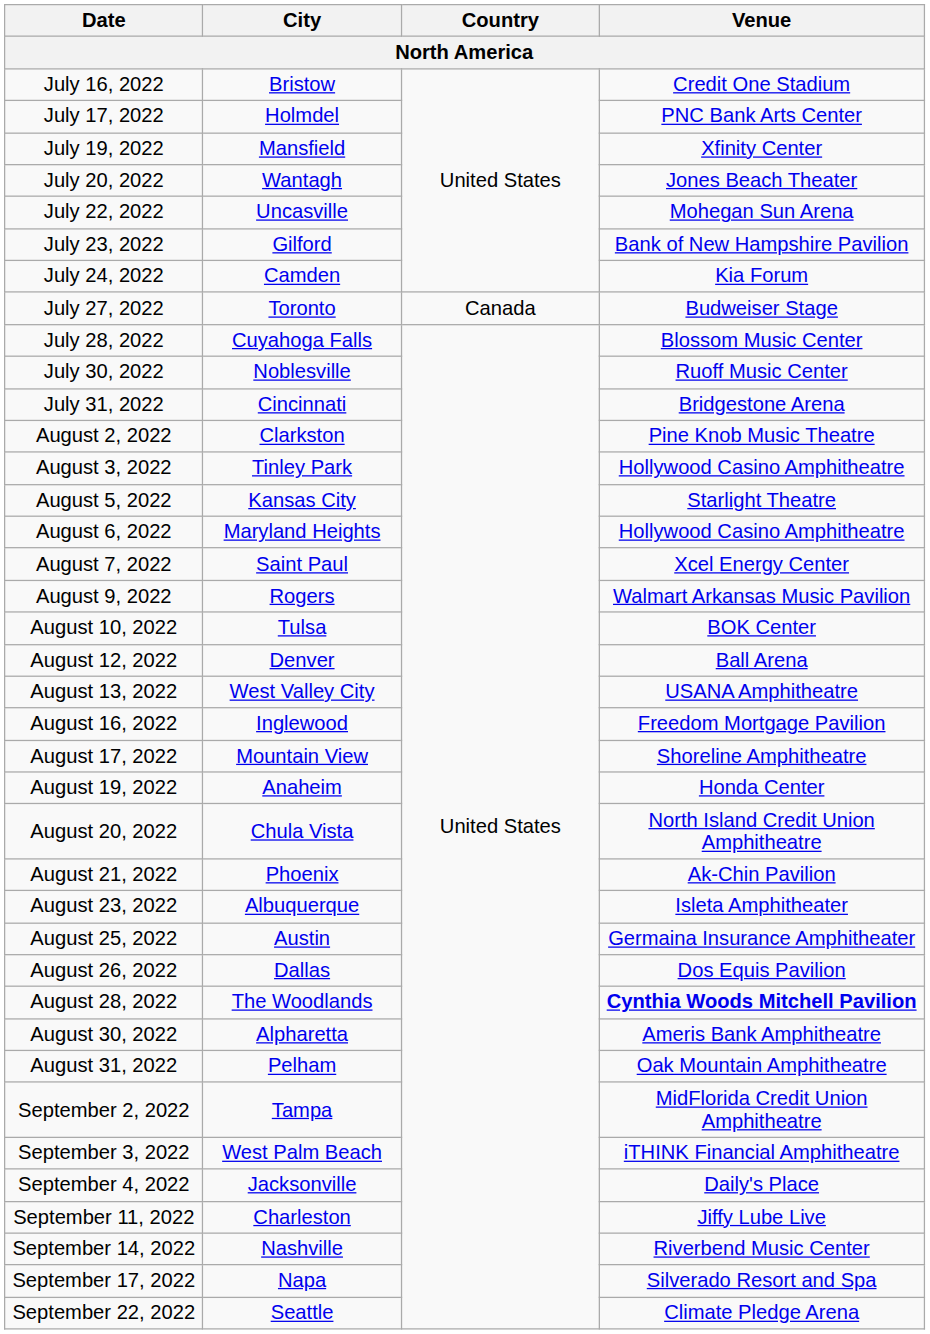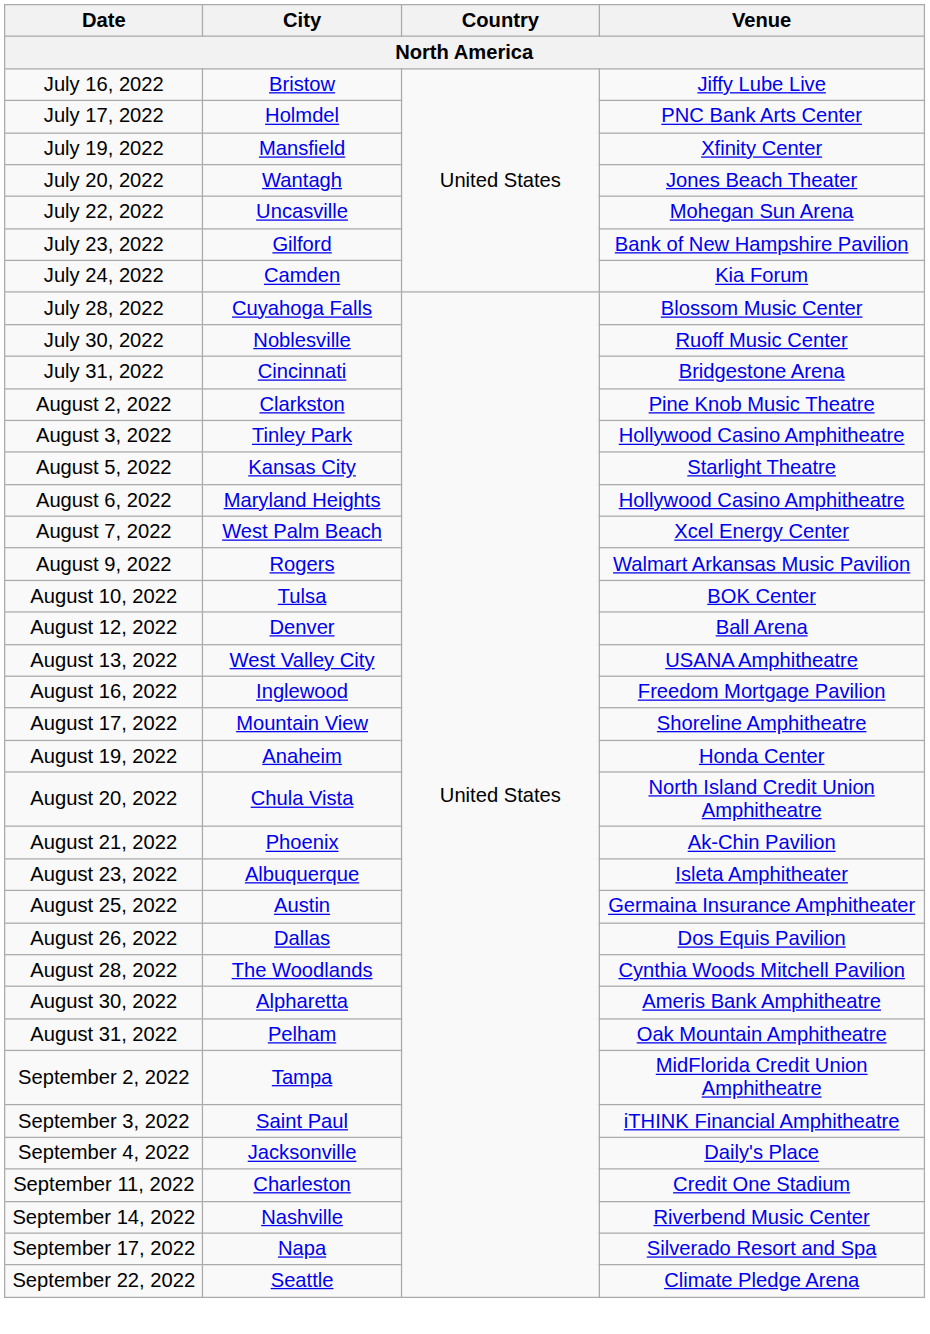(762, 84) Credit One Stadium -> (762, 84) Jiffy Lube Live
- row: (104, 308)
(302, 564) Saint Paul -> (302, 532) West Palm Beach
(762, 1002) bold -> (762, 970) normal
(302, 1152) West Palm Beach -> (302, 1120) Saint Paul
(762, 1216) Jiffy Lube Live -> (762, 1184) Credit One Stadium
